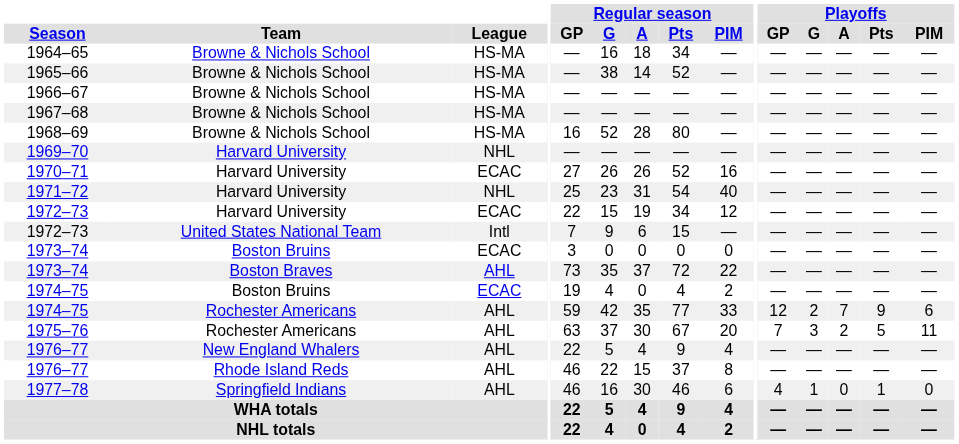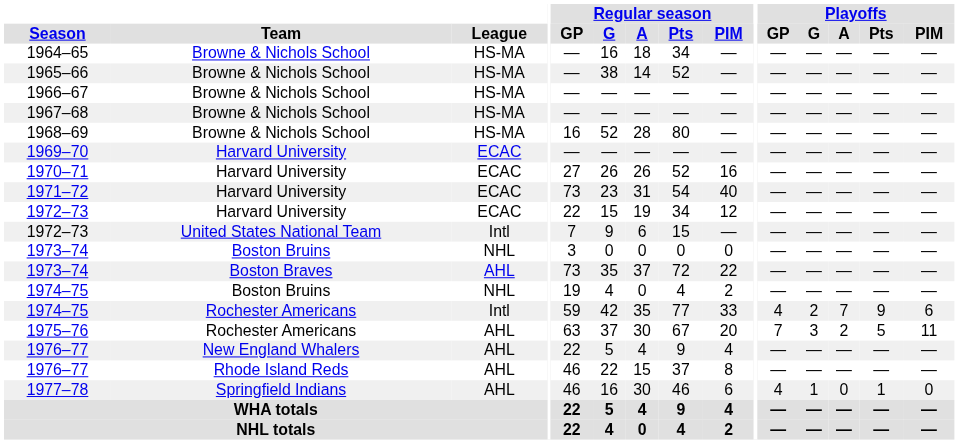(499, 152) NHL -> (499, 152) ECAC
(499, 192) NHL -> (499, 192) ECAC
(572, 192) 25 -> (572, 192) 73
(499, 251) ECAC -> (499, 251) NHL
(499, 291) ECAC -> (499, 291) NHL
(499, 310) AHL -> (499, 310) Intl
(778, 310) 12 -> (778, 310) 4
